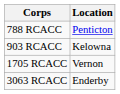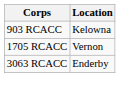- row: (34, 30)
